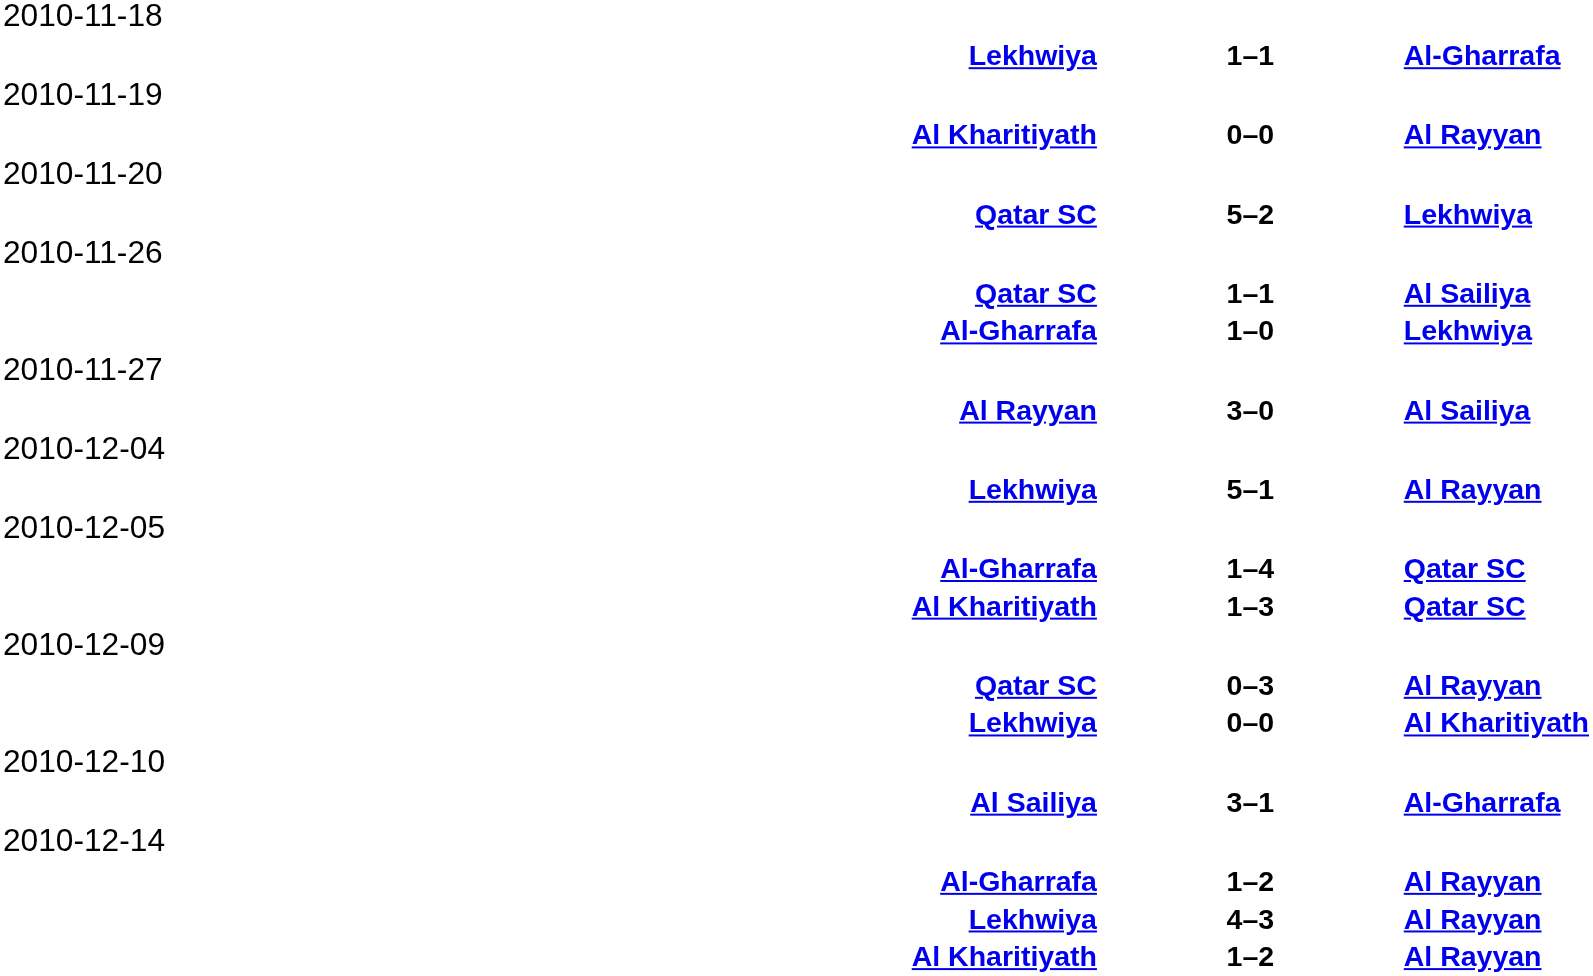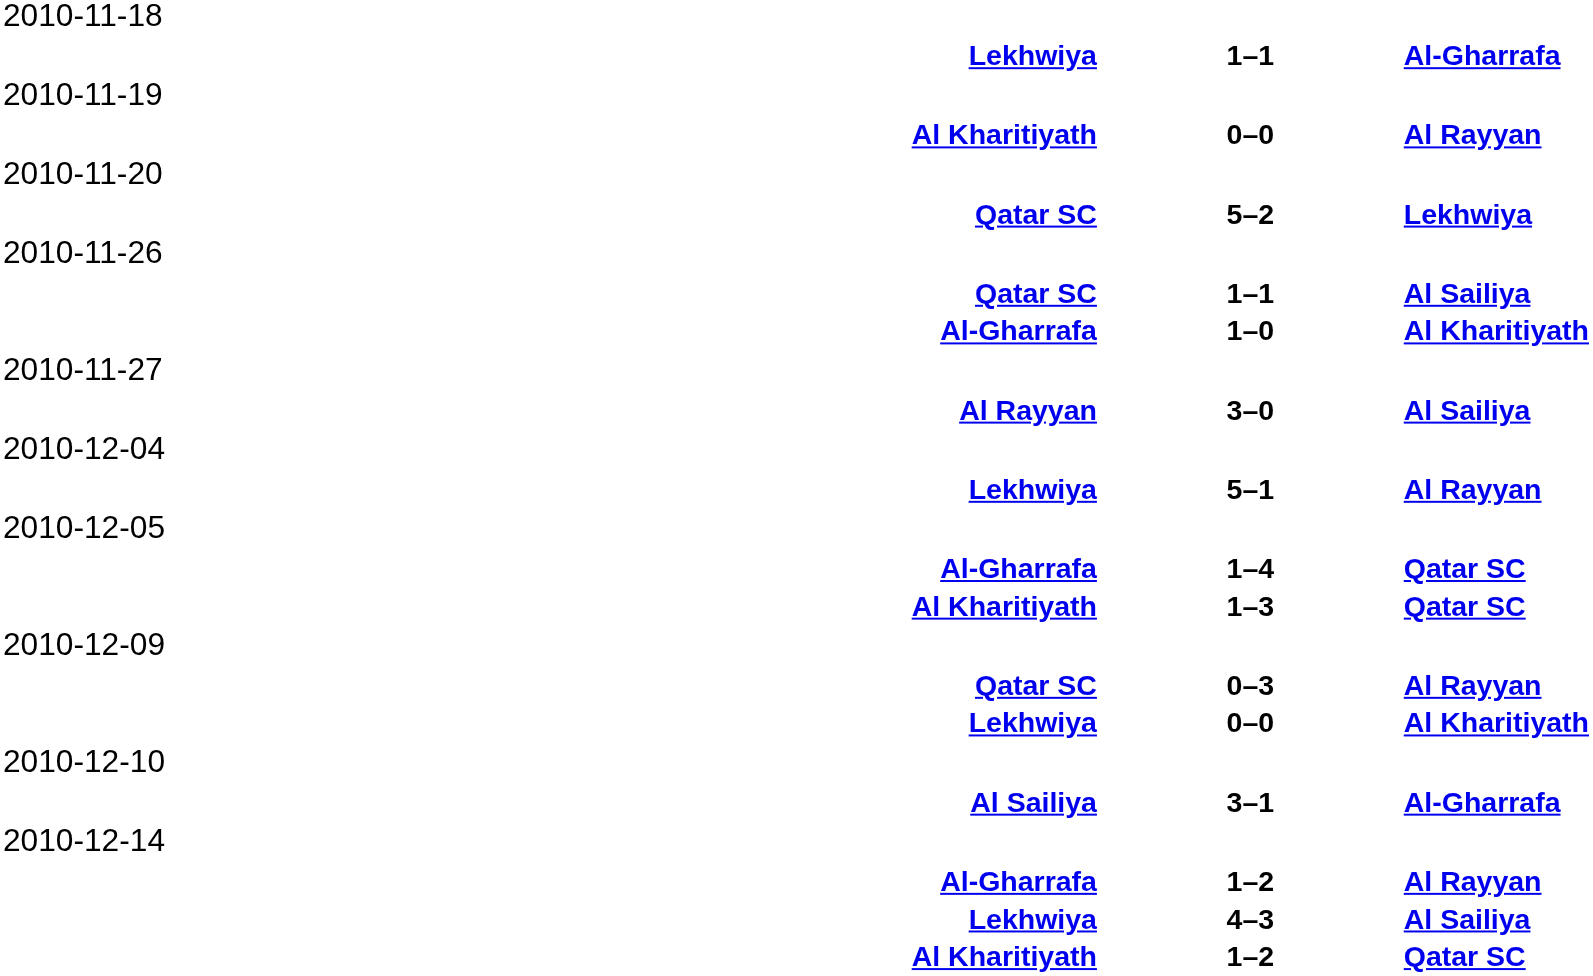(1468, 331) Lekhwiya -> (1496, 331) Al Kharitiyath
(1473, 919) Al Rayyan -> (1467, 919) Al Sailiya
(1473, 956) Al Rayyan -> (1465, 956) Qatar SC
